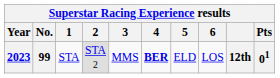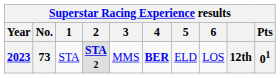(44, 57) 99 -> (44, 57) 73
(95, 57) normal -> (96, 57) bold
